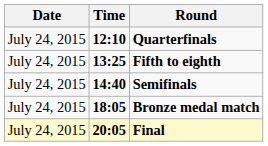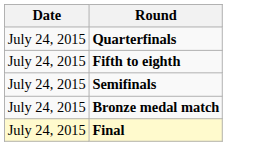- column: (109, 15)
